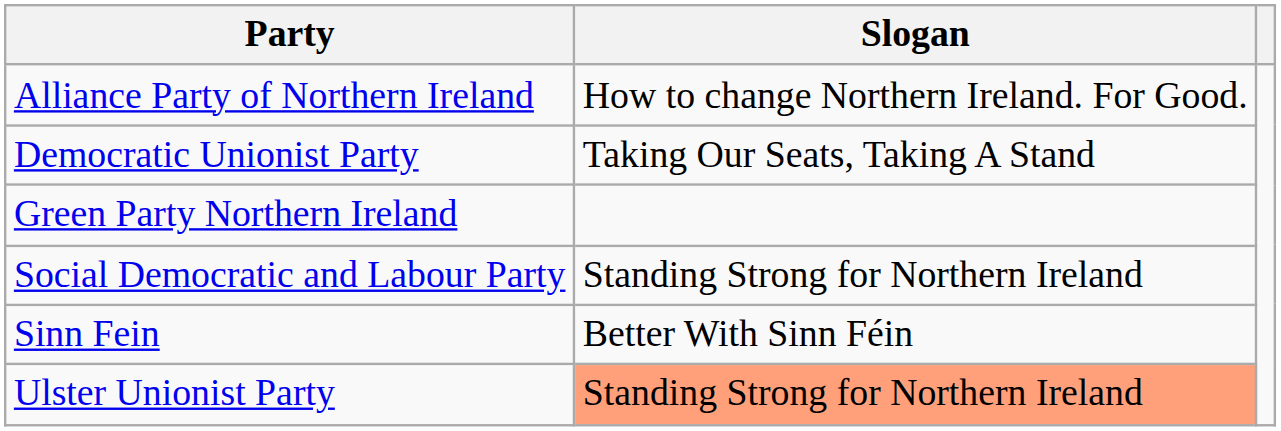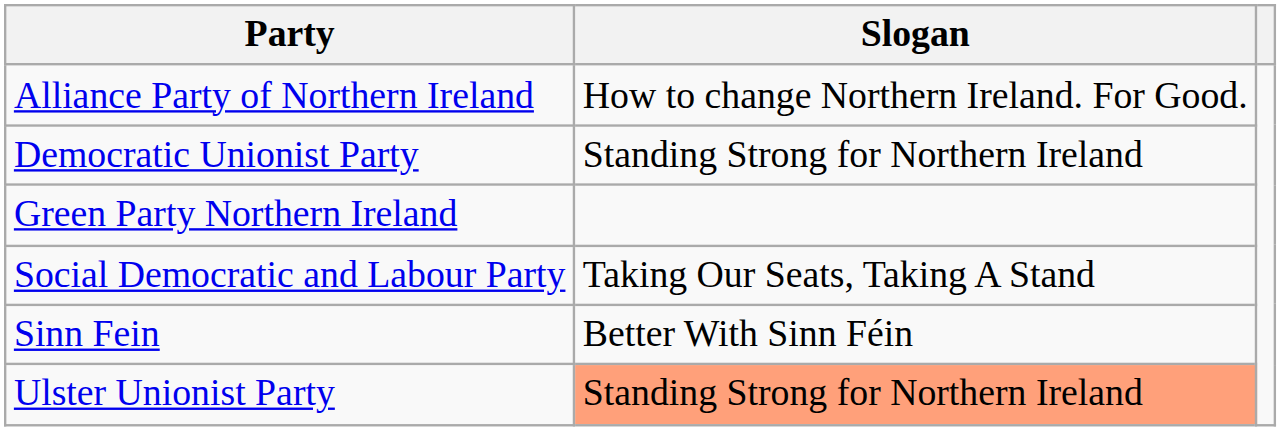(839, 154) Taking Our Seats, Taking A Stand -> (863, 154) Standing Strong for Northern Ireland
(863, 273) Standing Strong for Northern Ireland -> (839, 273) Taking Our Seats, Taking A Stand
